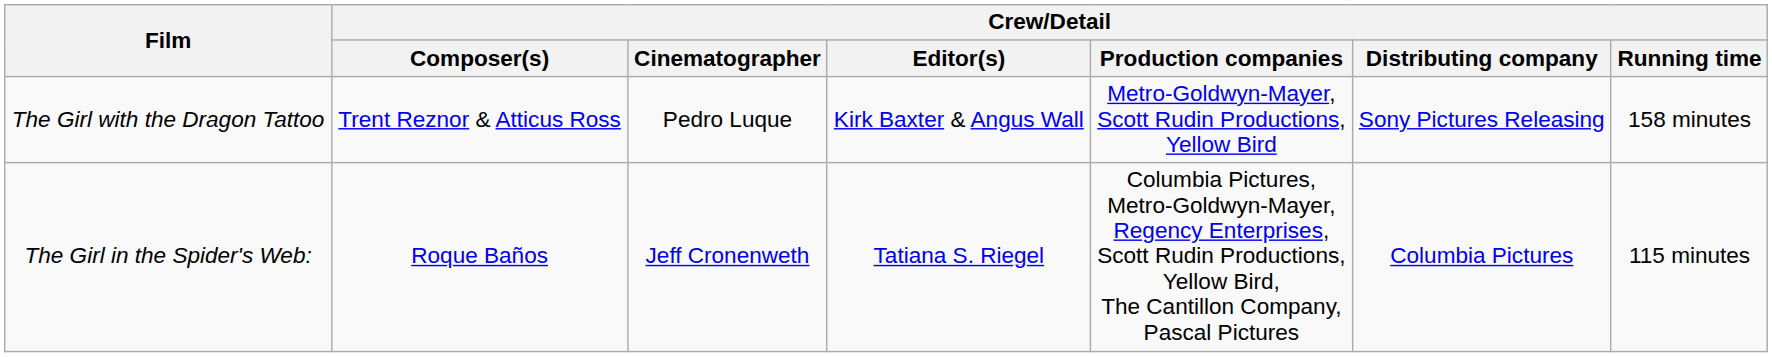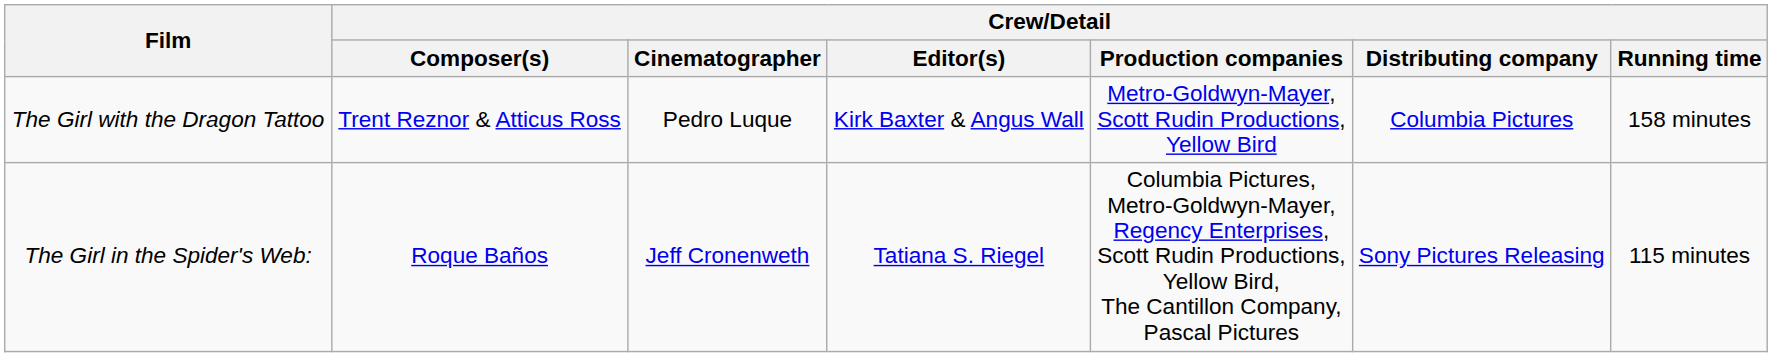(1482, 119) Sony Pictures Releasing -> (1482, 119) Columbia Pictures
(1482, 256) Columbia Pictures -> (1482, 256) Sony Pictures Releasing
